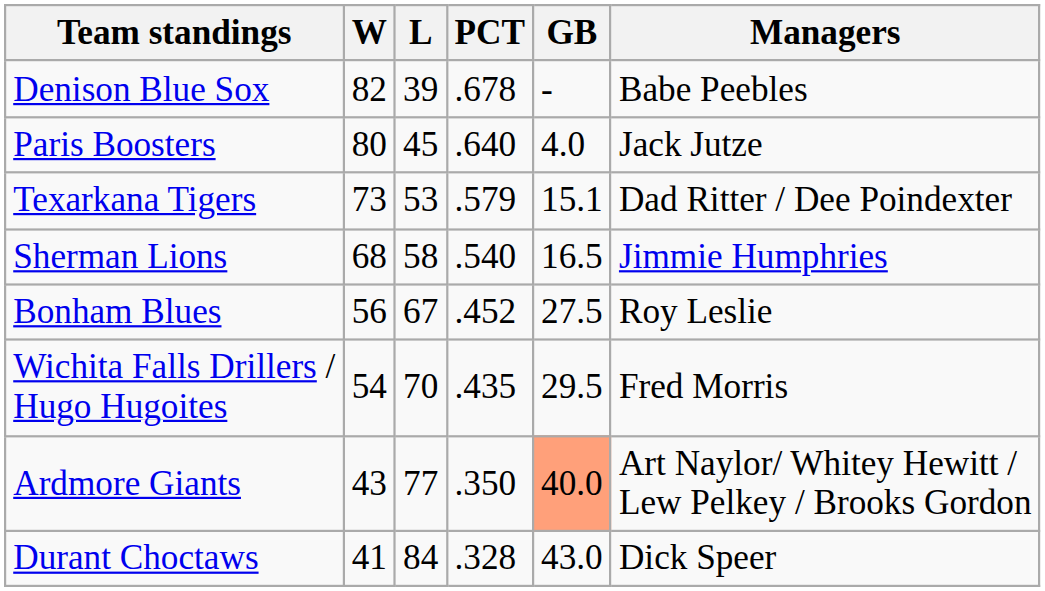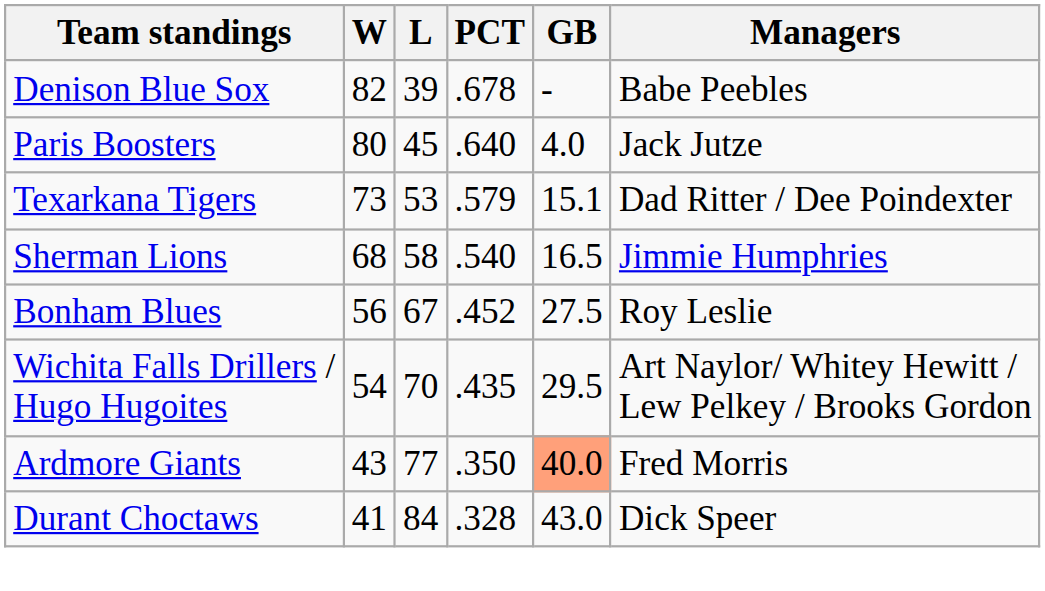(704, 387) Fred Morris -> (825, 387) Art Naylor/ Whitey Hewitt / Lew Pelkey / Brooks Gordon
(825, 482) Art Naylor/ Whitey Hewitt / Lew Pelkey / Brooks Gordon -> (704, 462) Fred Morris
